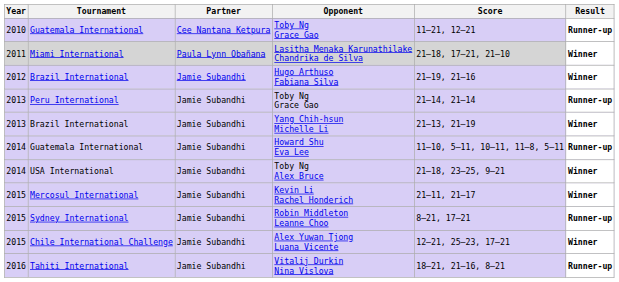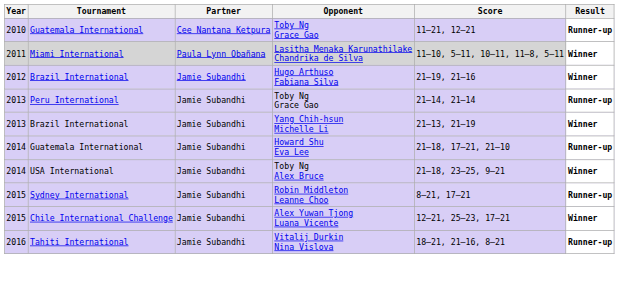(463, 53) 21–18, 17–21, 21–10 -> (490, 53) 11–10, 5–11, 10–11, 11–8, 5–11
(490, 147) 11–10, 5–11, 10–11, 11–8, 5–11 -> (463, 147) 21–18, 17–21, 21–10
- row: (84, 194)
